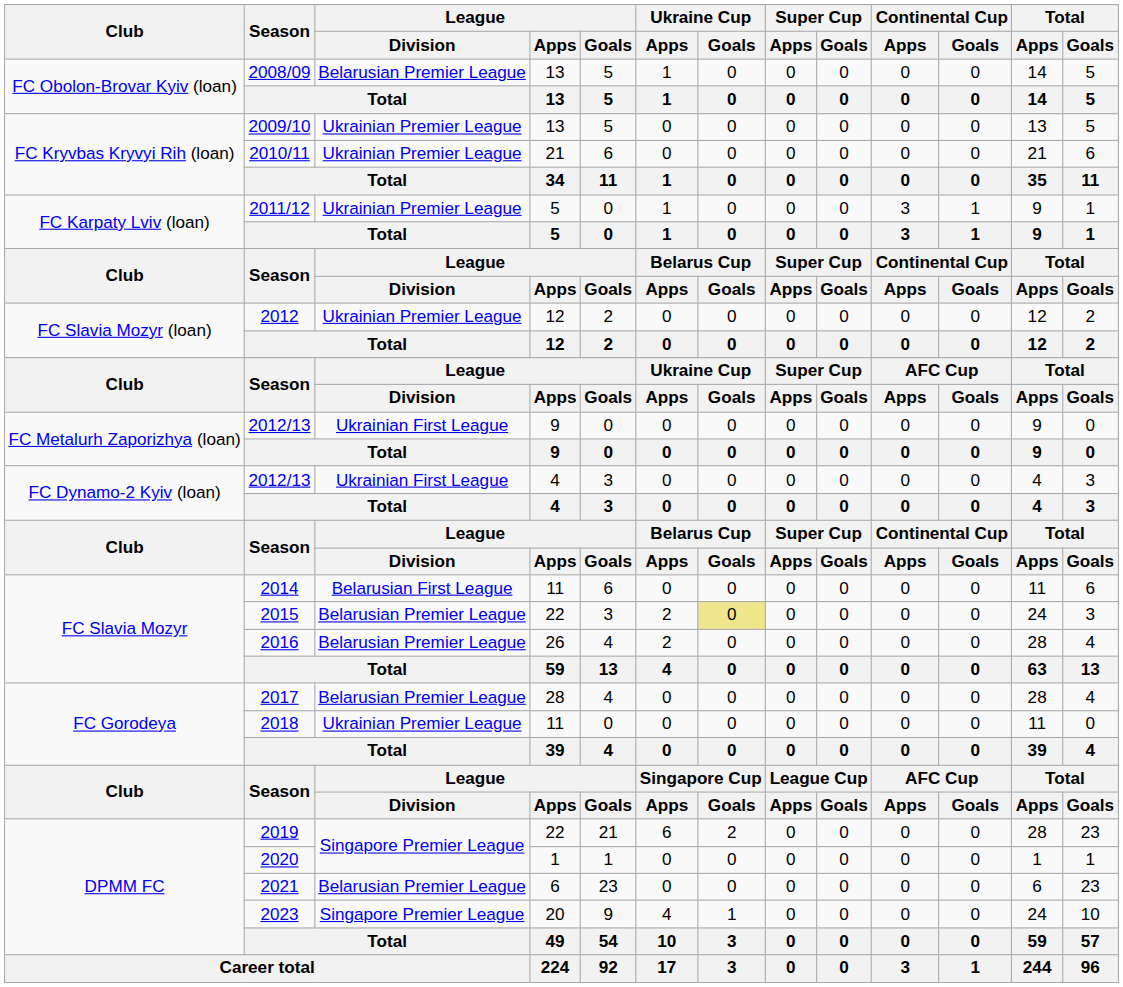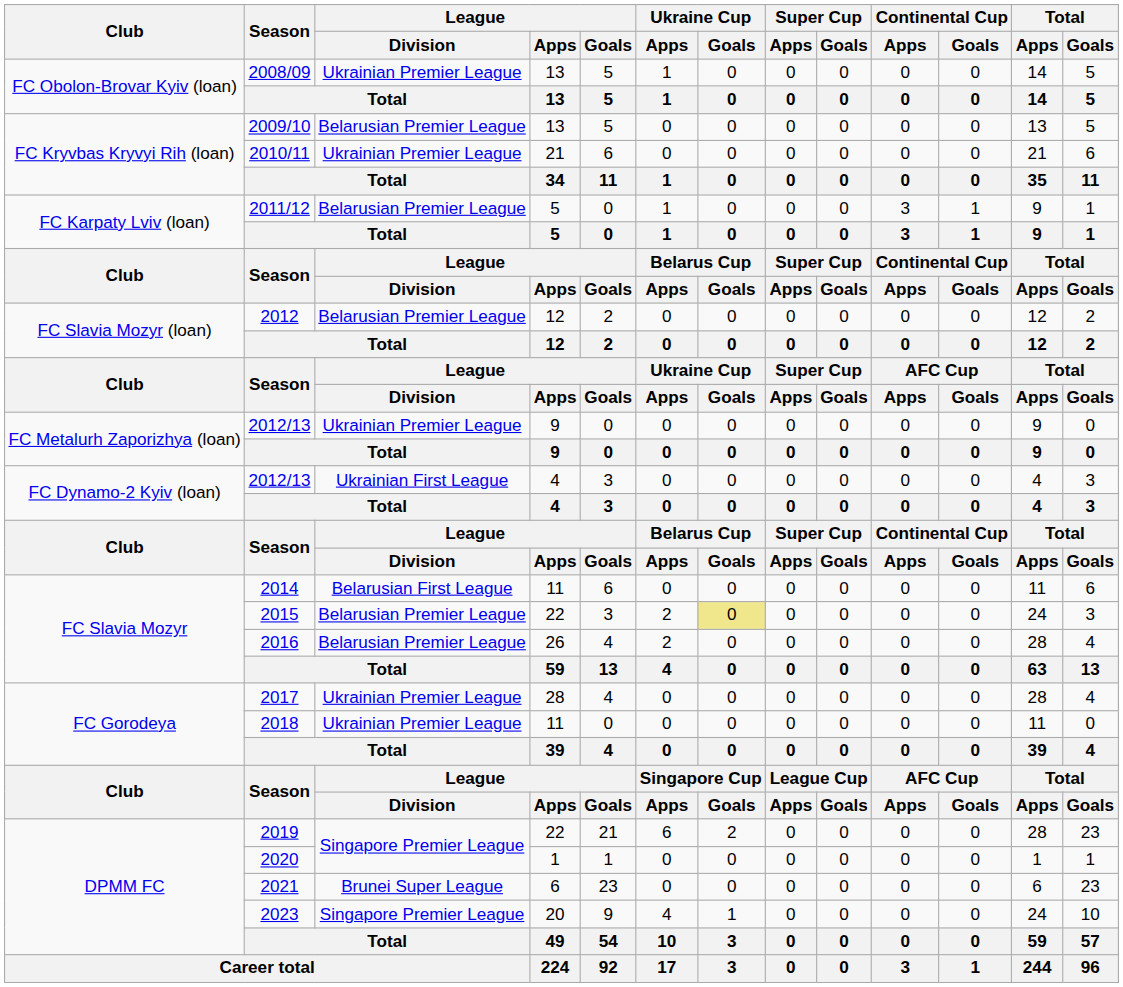(422, 72) Belarusian Premier League -> (422, 72) Ukrainian Premier League
(422, 126) Ukrainian Premier League -> (422, 126) Belarusian Premier League
(422, 208) Ukrainian Premier League -> (422, 208) Belarusian Premier League
(422, 316) Ukrainian Premier League -> (422, 316) Belarusian Premier League
(422, 425) Ukrainian First League -> (422, 425) Ukrainian Premier League
(422, 696) Belarusian Premier League -> (422, 696) Ukrainian Premier League
(422, 886) Belarusian Premier League -> (422, 886) Brunei Super League
